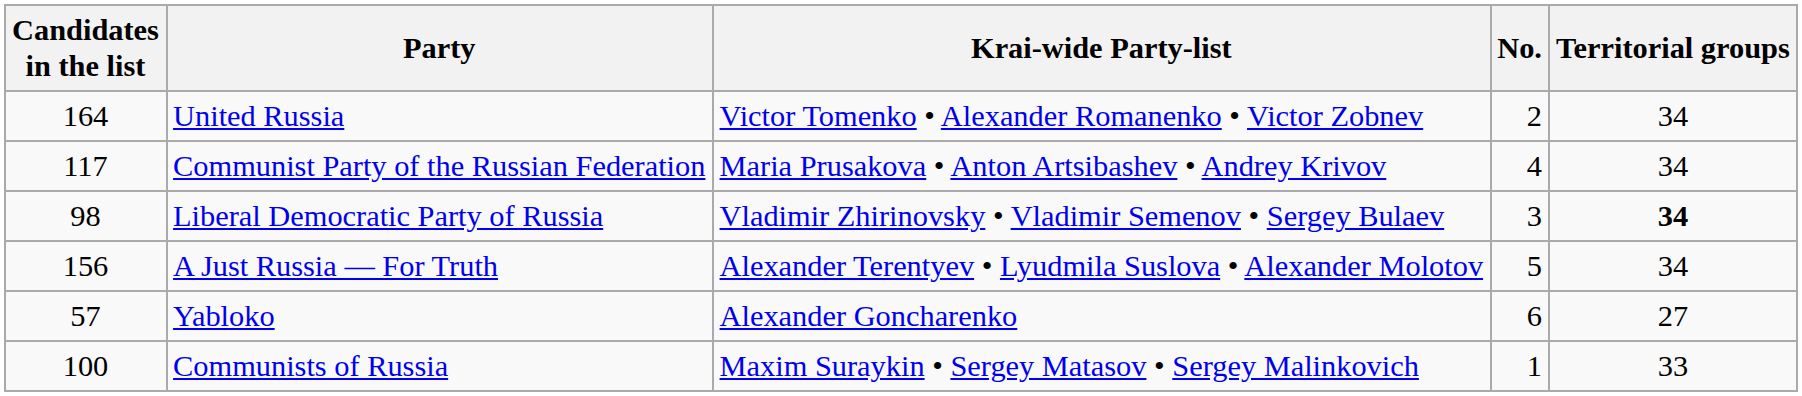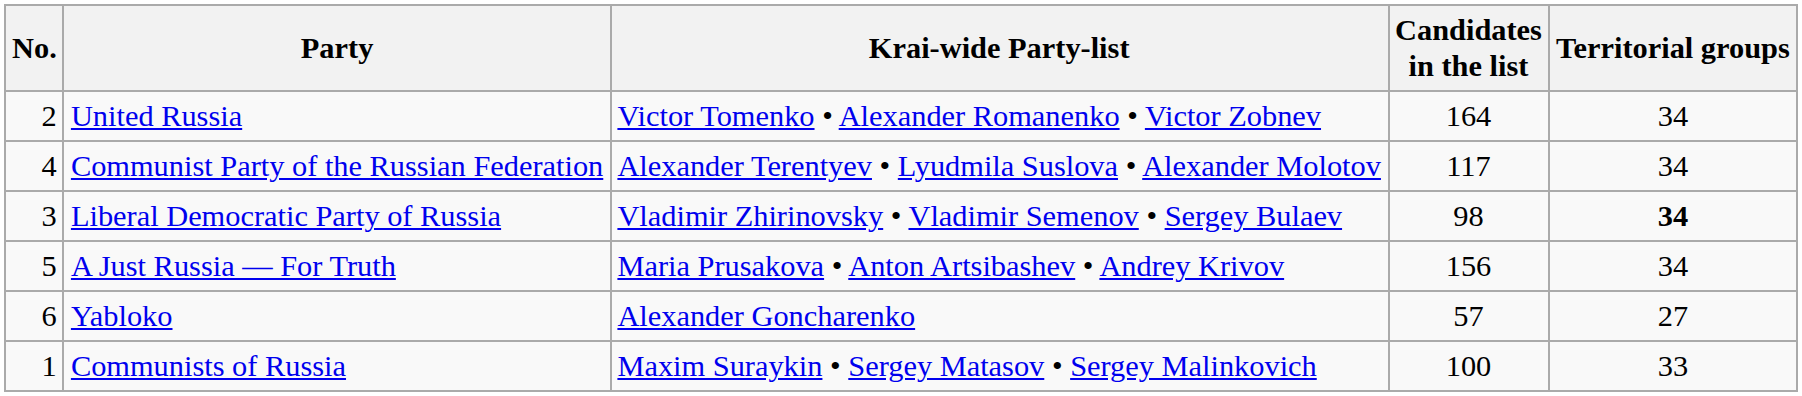columns swapped: (1520, 47) <-> (86, 47)
(1053, 166) Maria Prusakova • Anton Artsibashev • Andrey Krivov -> (999, 166) Alexander Terentyev • Lyudmila Suslova • Alexander Molotov
(1101, 266) Alexander Terentyev • Lyudmila Suslova • Alexander Molotov -> (951, 266) Maria Prusakova • Anton Artsibashev • Andrey Krivov
